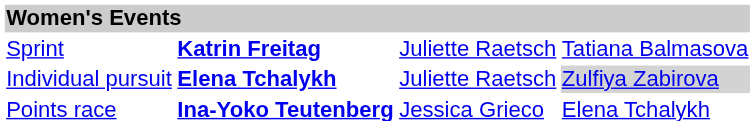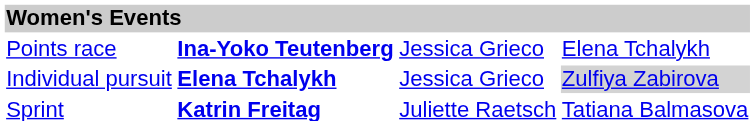rows swapped: (35, 48) <-> (61, 109)
(478, 79) Juliette Raetsch -> (472, 79) Jessica Grieco
